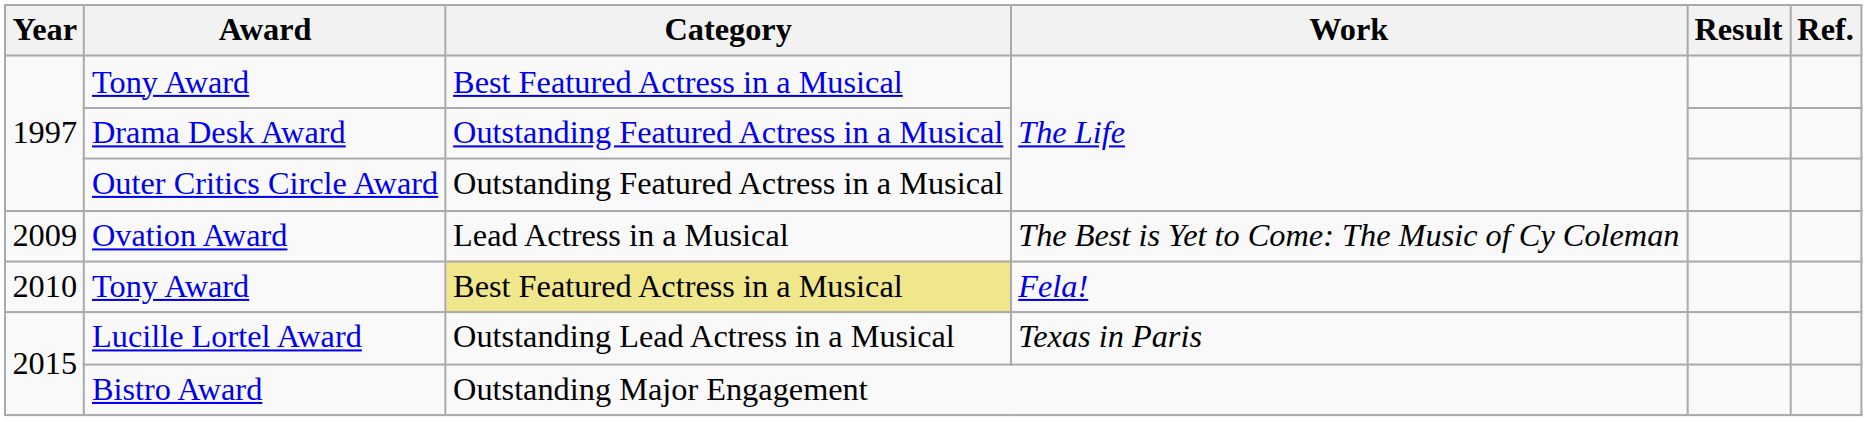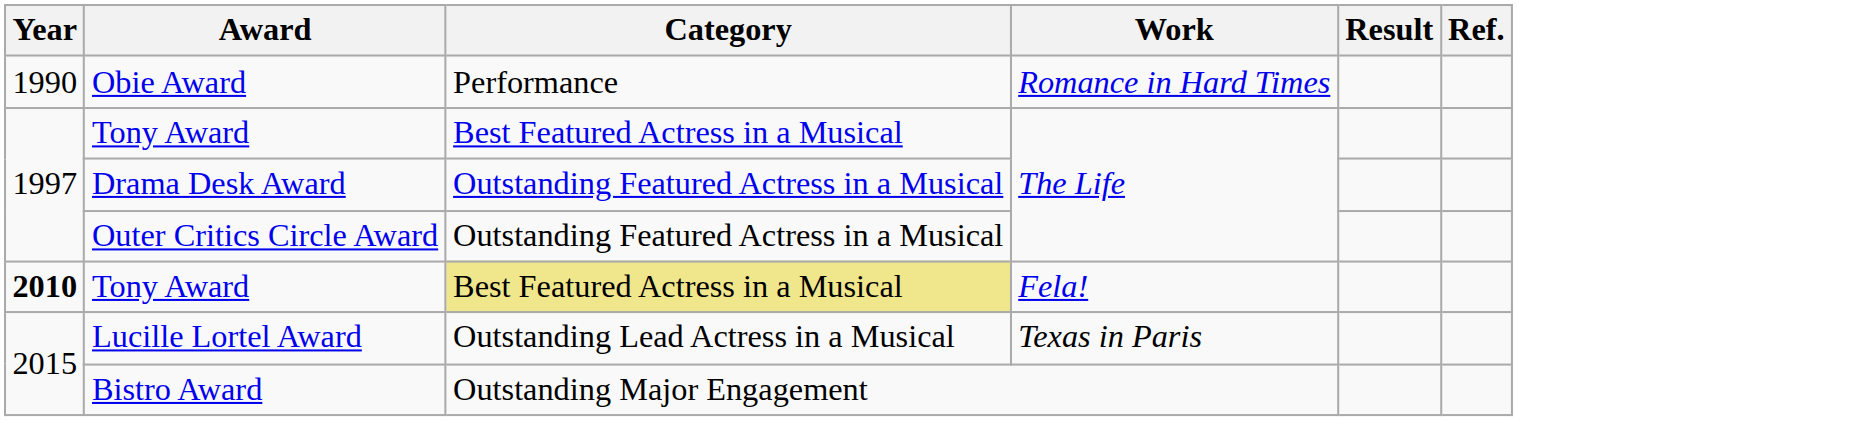+ row: (169, 81)
- row: (190, 235)
(45, 286) normal -> (45, 286) bold
